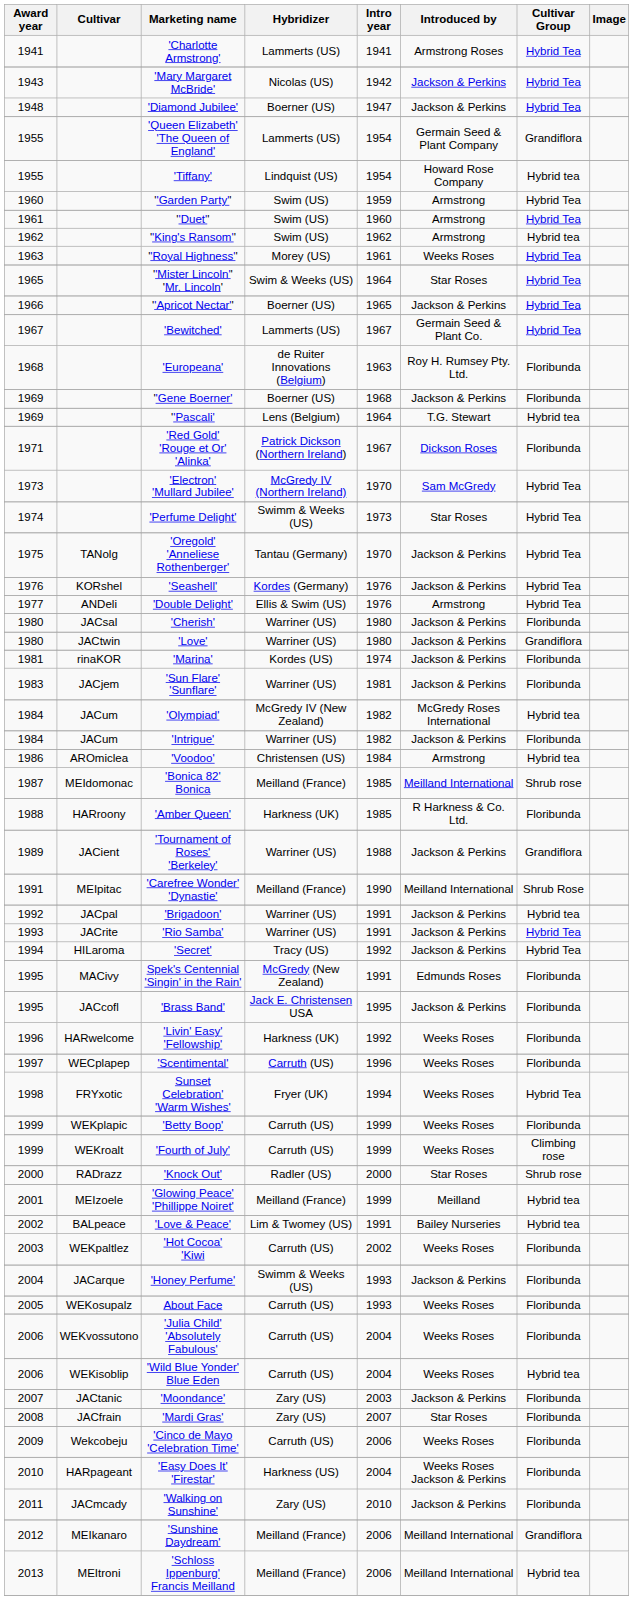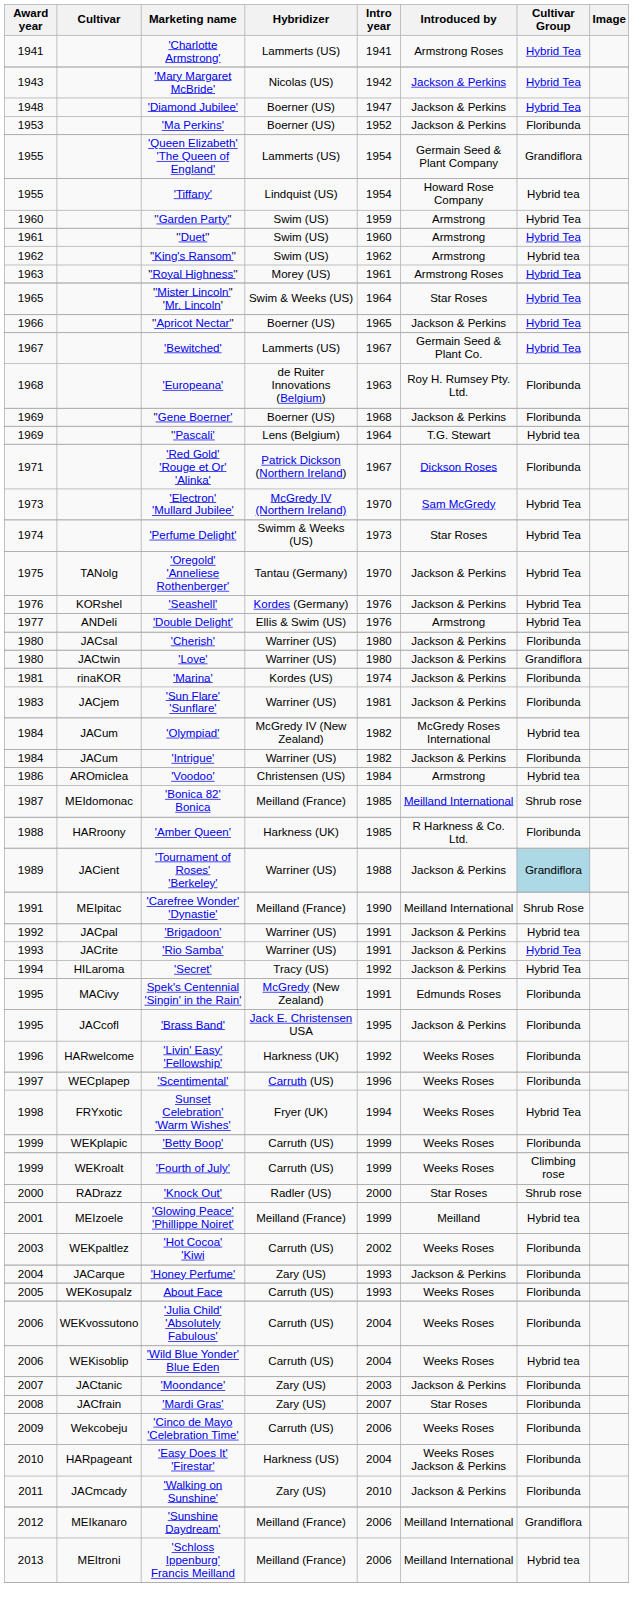+ row: (193, 125)
(459, 255) Weeks Roses -> (459, 274) Armstrong Roses
(553, 852) no background -> (553, 870) lightblue background
- row: (193, 1224)
(301, 1280) Swimm & Weeks (US) -> (301, 1274) Zary (US)
